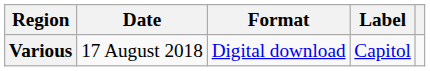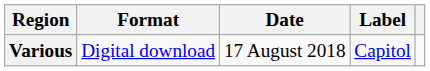columns swapped: (142, 19) <-> (279, 19)
